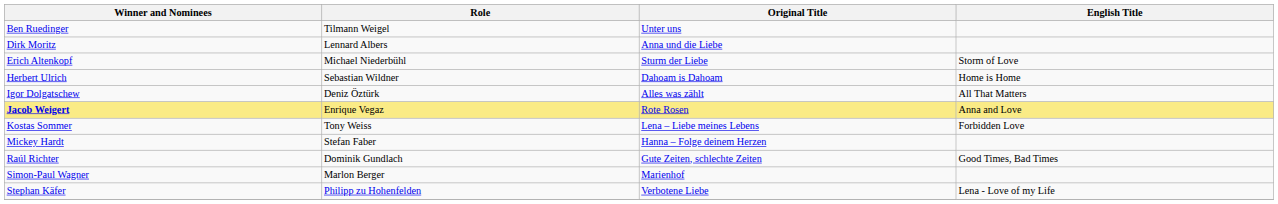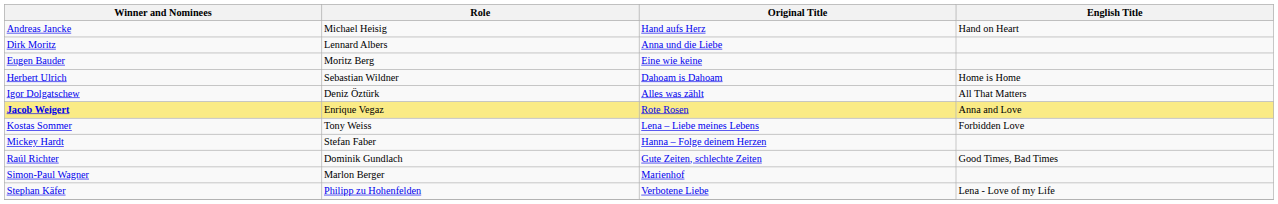+ row: (39, 28)
- row: (38, 28)
- row: (40, 61)
+ row: (36, 61)
